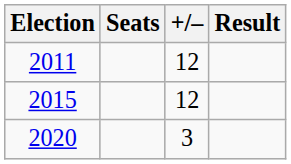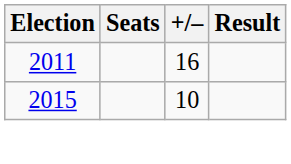(187, 61) 12 -> (187, 61) 16
(187, 100) 12 -> (187, 100) 10
- row: (53, 138)
